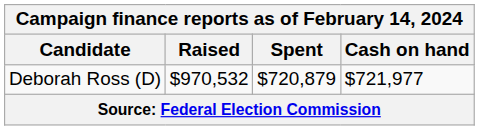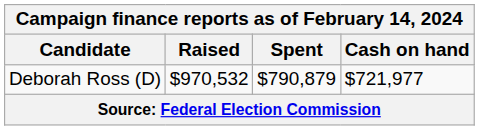(297, 79) $720,879 -> (297, 79) $790,879
